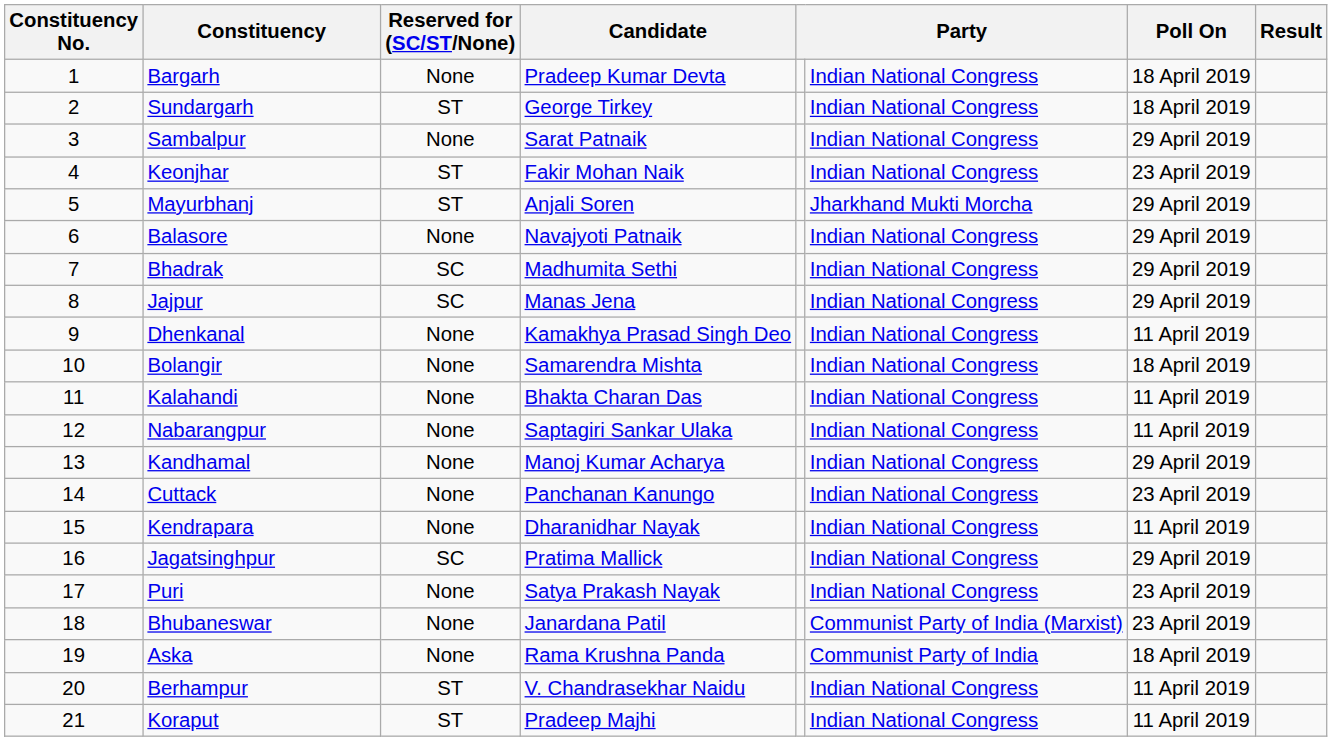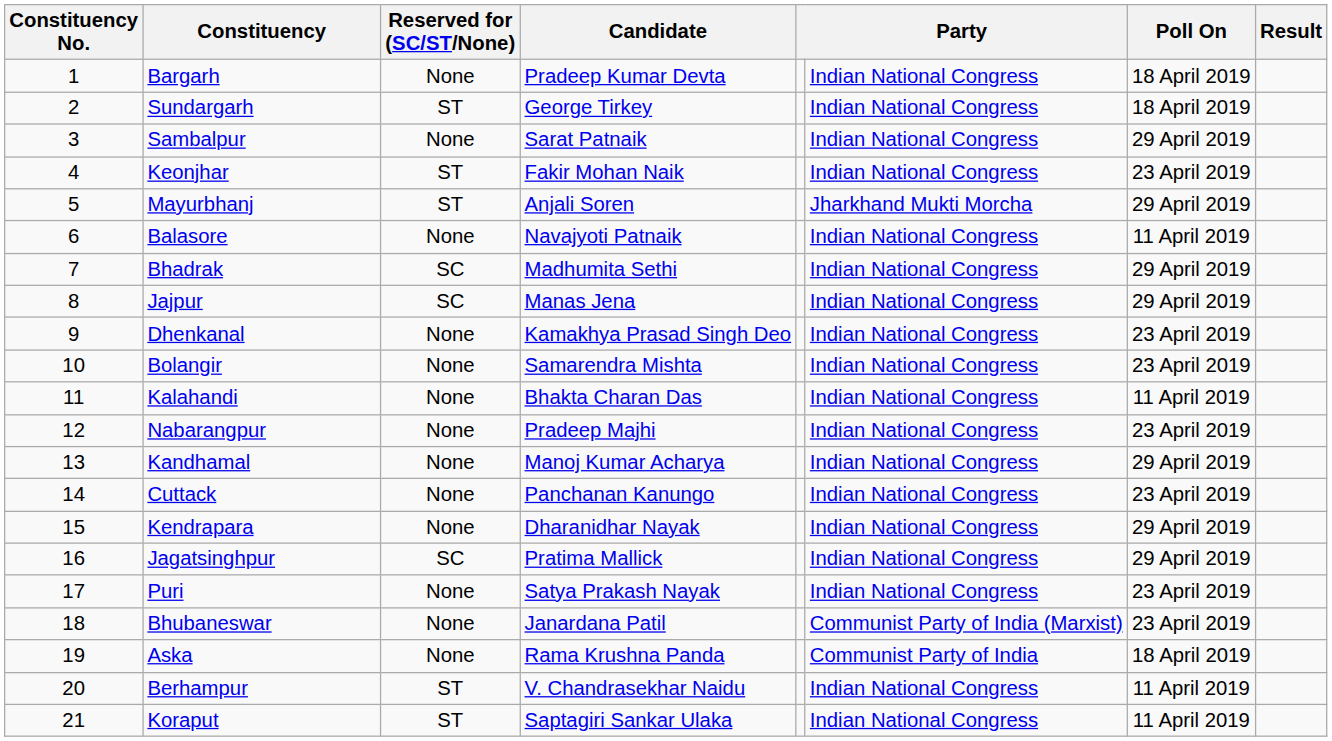(1191, 236) 29 April 2019 -> (1191, 236) 11 April 2019
(1191, 333) 11 April 2019 -> (1191, 333) 23 April 2019
(1191, 365) 18 April 2019 -> (1191, 365) 23 April 2019
(628, 430) Saptagiri Sankar Ulaka -> (590, 430) Pradeep Majhi
(1191, 430) 11 April 2019 -> (1191, 430) 23 April 2019
(1191, 526) 11 April 2019 -> (1191, 526) 29 April 2019
(590, 720) Pradeep Majhi -> (628, 720) Saptagiri Sankar Ulaka
